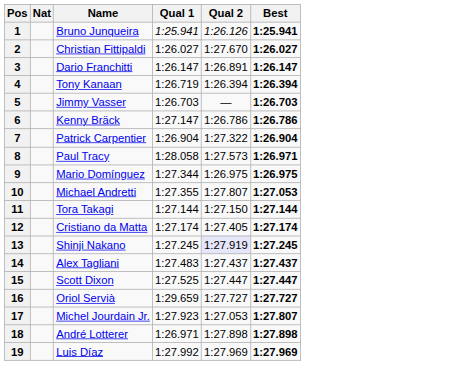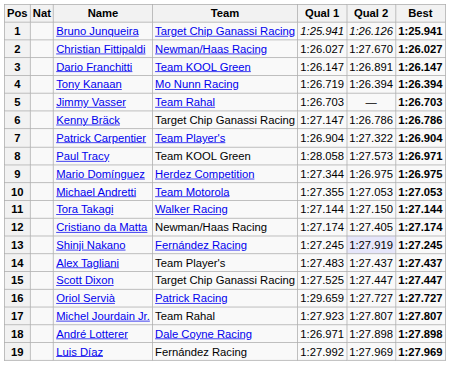+ column: (225, 13)
(226, 192) 1:27.807 -> (371, 192) 1:27.053
(226, 316) 1:27.053 -> (371, 316) 1:27.807
